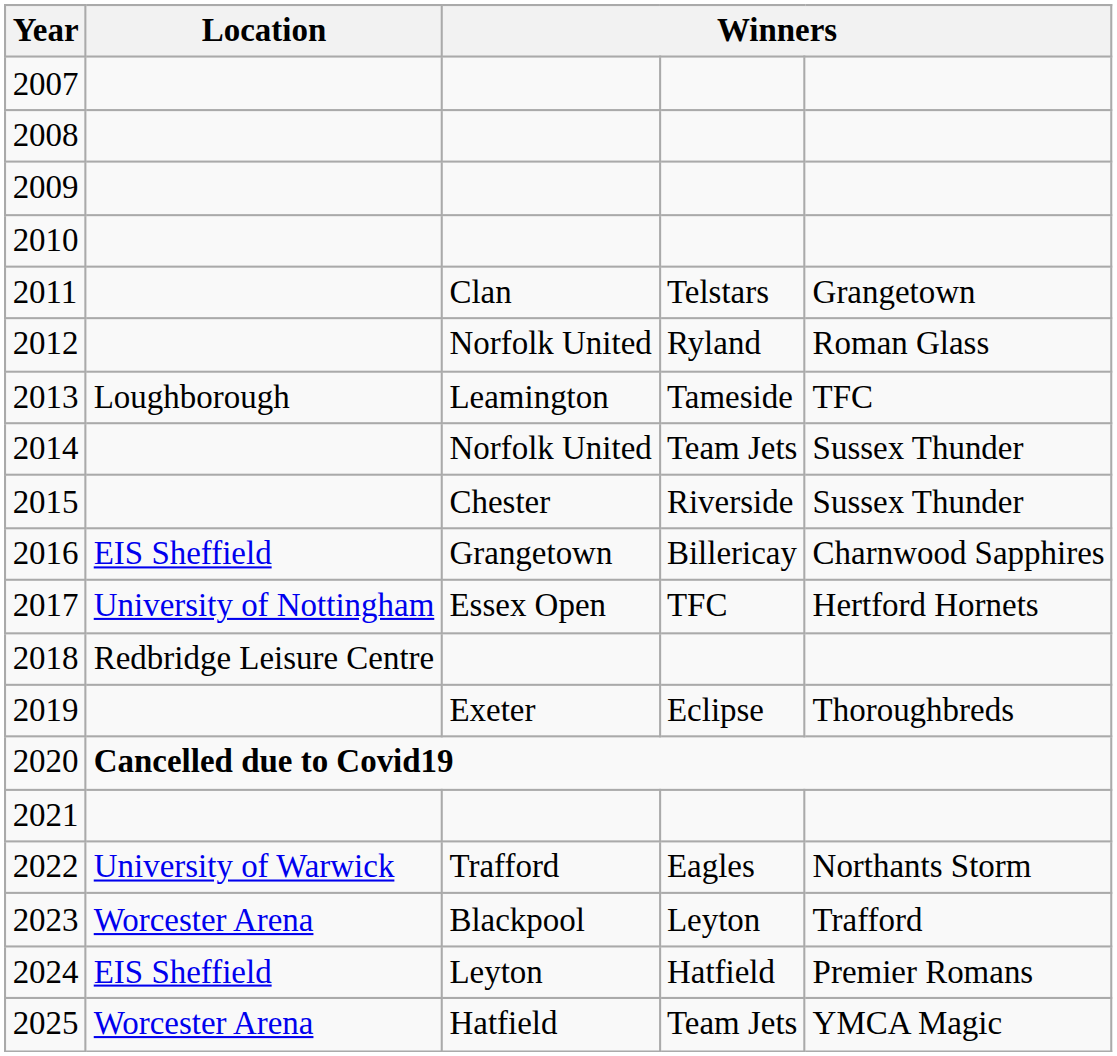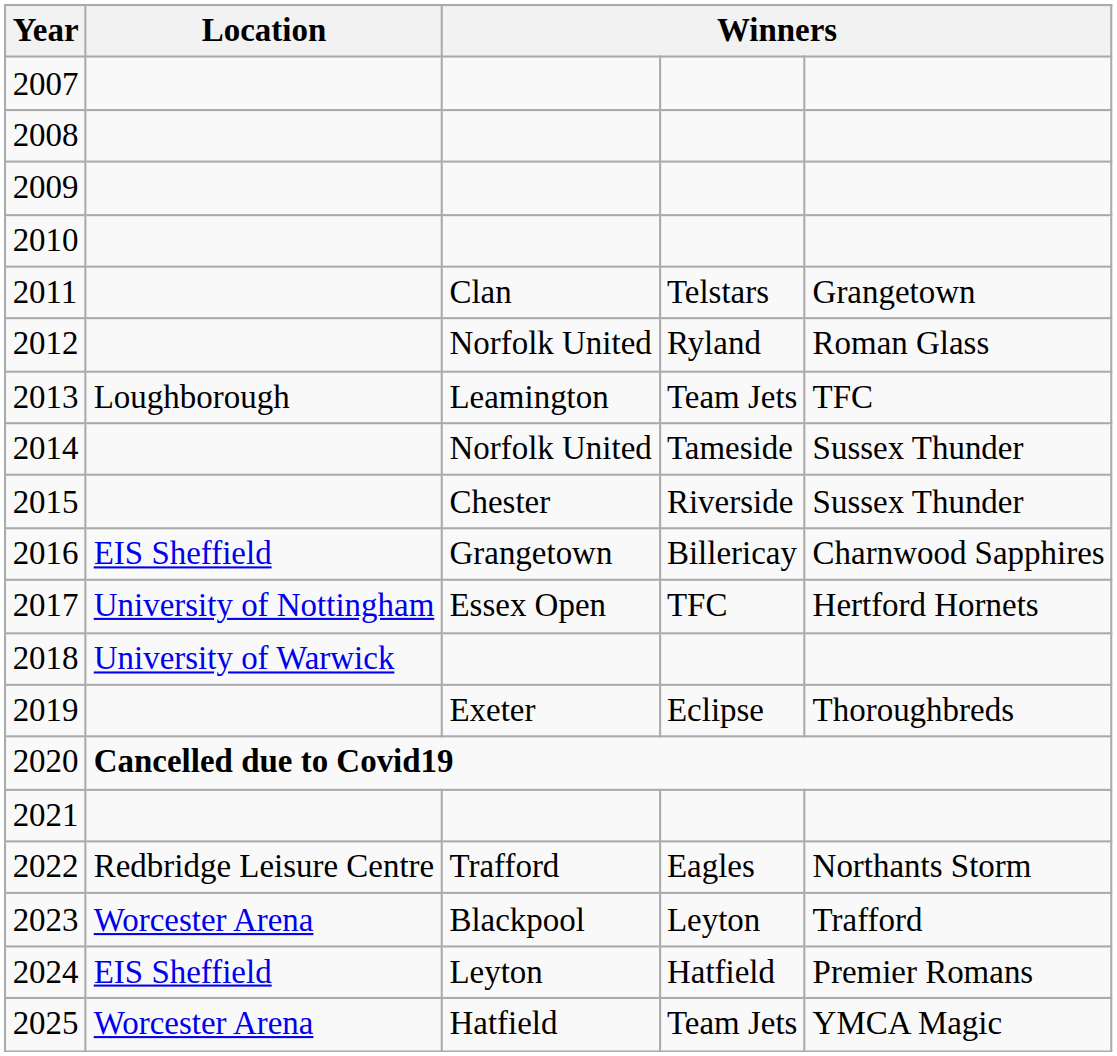(730, 396) Tameside -> (732, 396) Team Jets
(732, 448) Team Jets -> (730, 448) Tameside
(264, 657) Redbridge Leisure Centre -> (244, 657) University of Warwick
(244, 866) University of Warwick -> (264, 866) Redbridge Leisure Centre
